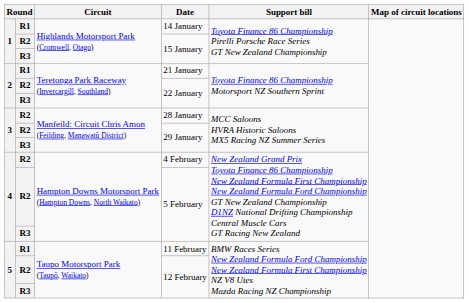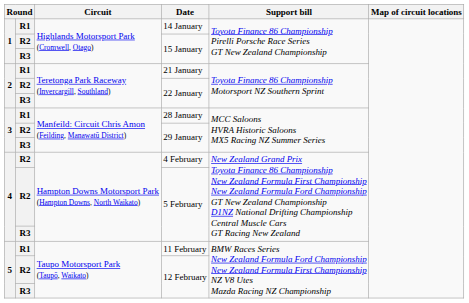(25, 115) R2 -> (25, 115) R1
